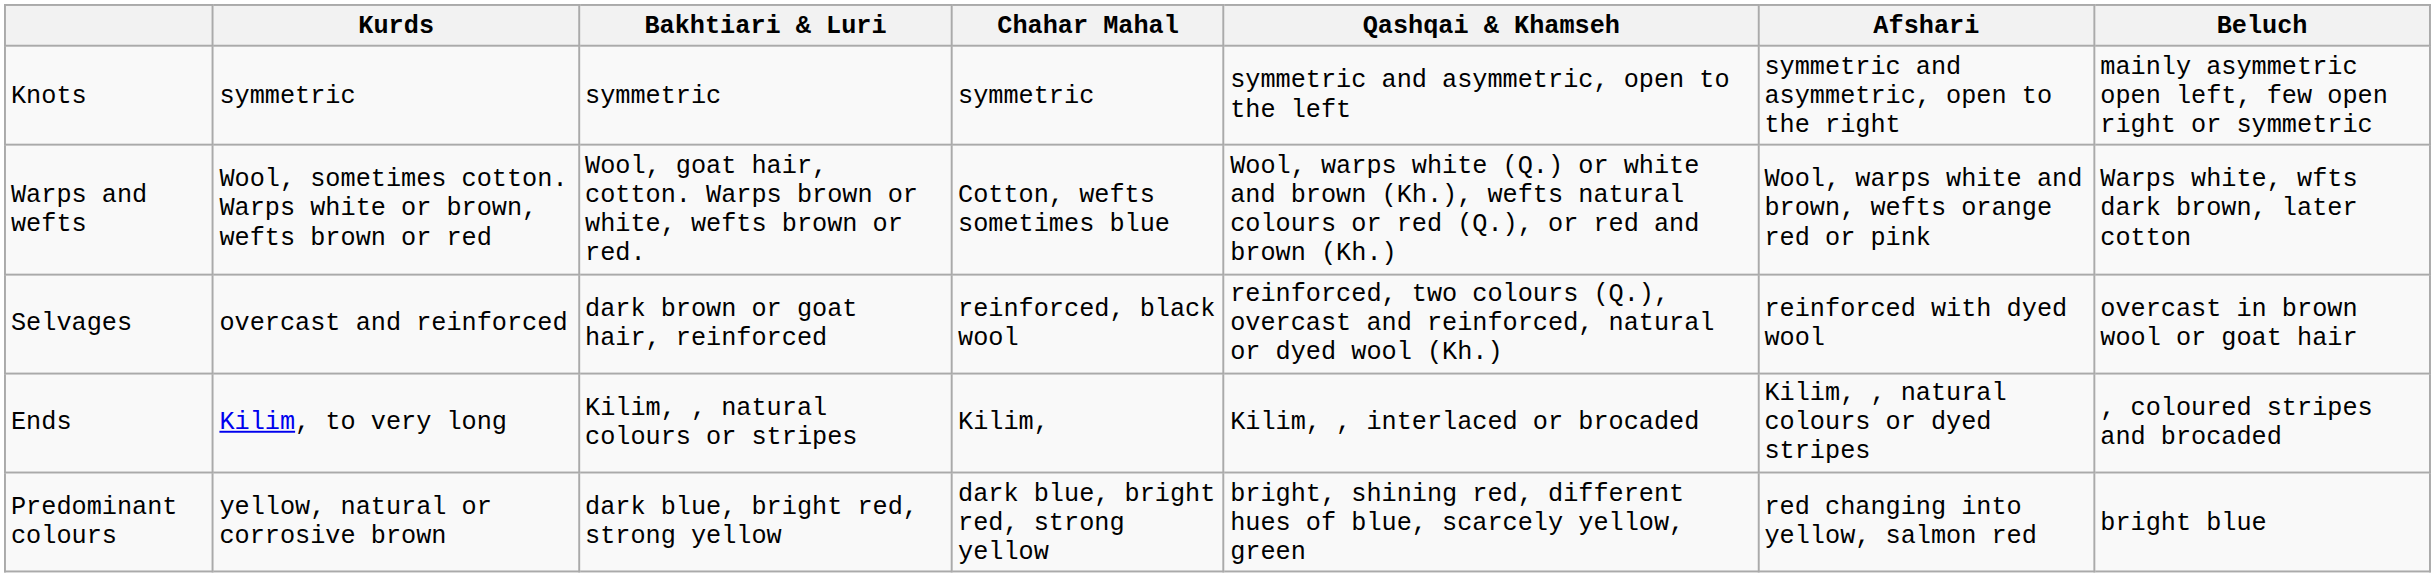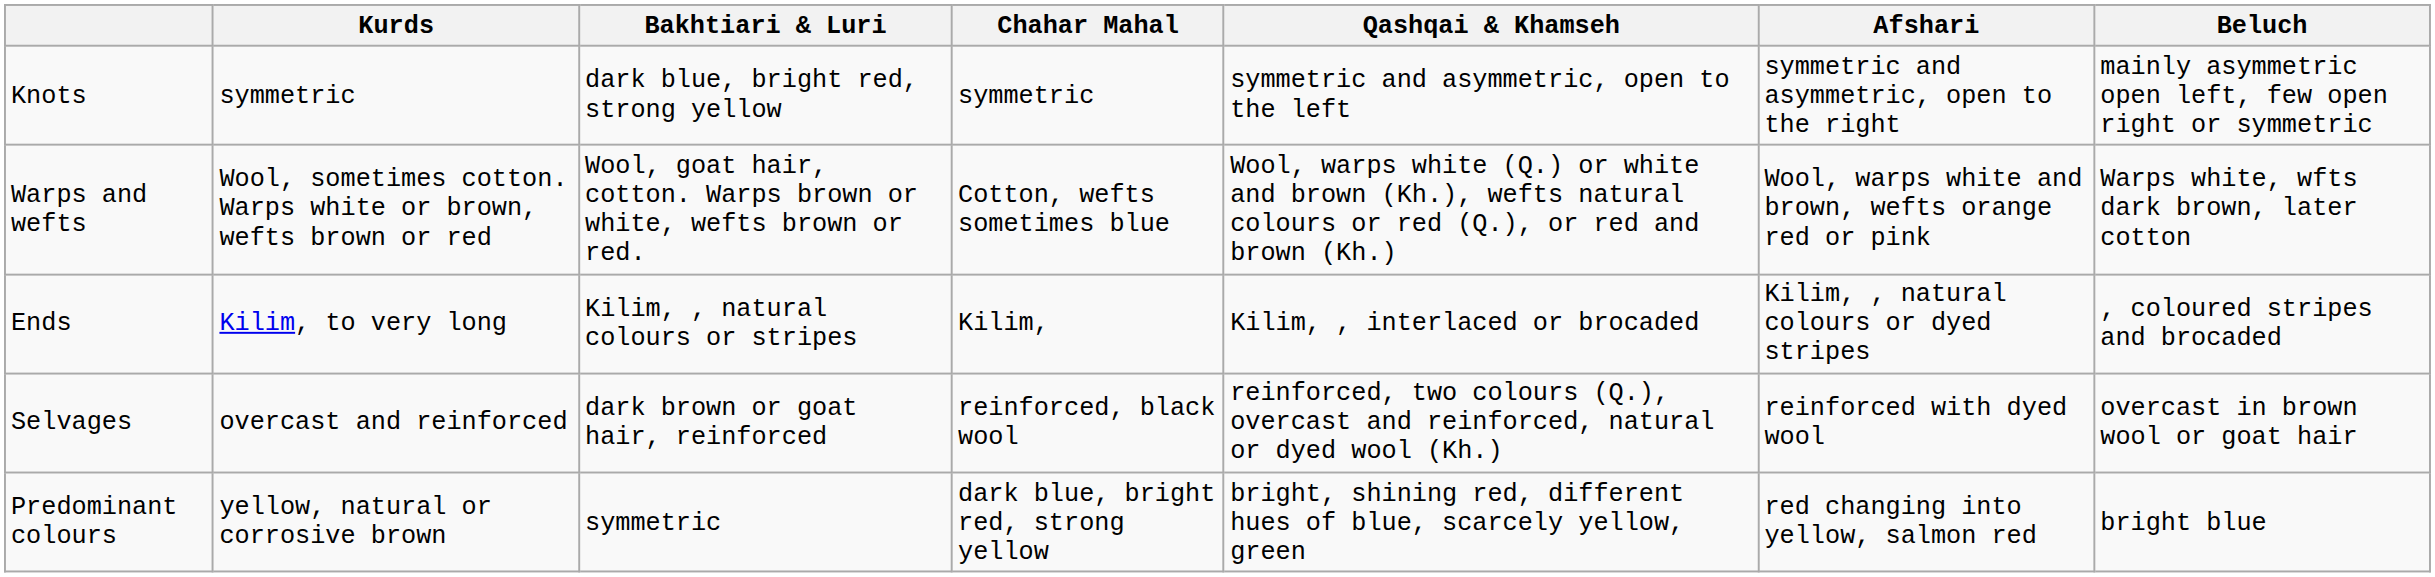(653, 96) symmetric -> (751, 96) dark blue, bright red, strong yellow
rows swapped: (72, 323) <-> (41, 423)
(751, 522) dark blue, bright red, strong yellow -> (653, 522) symmetric
